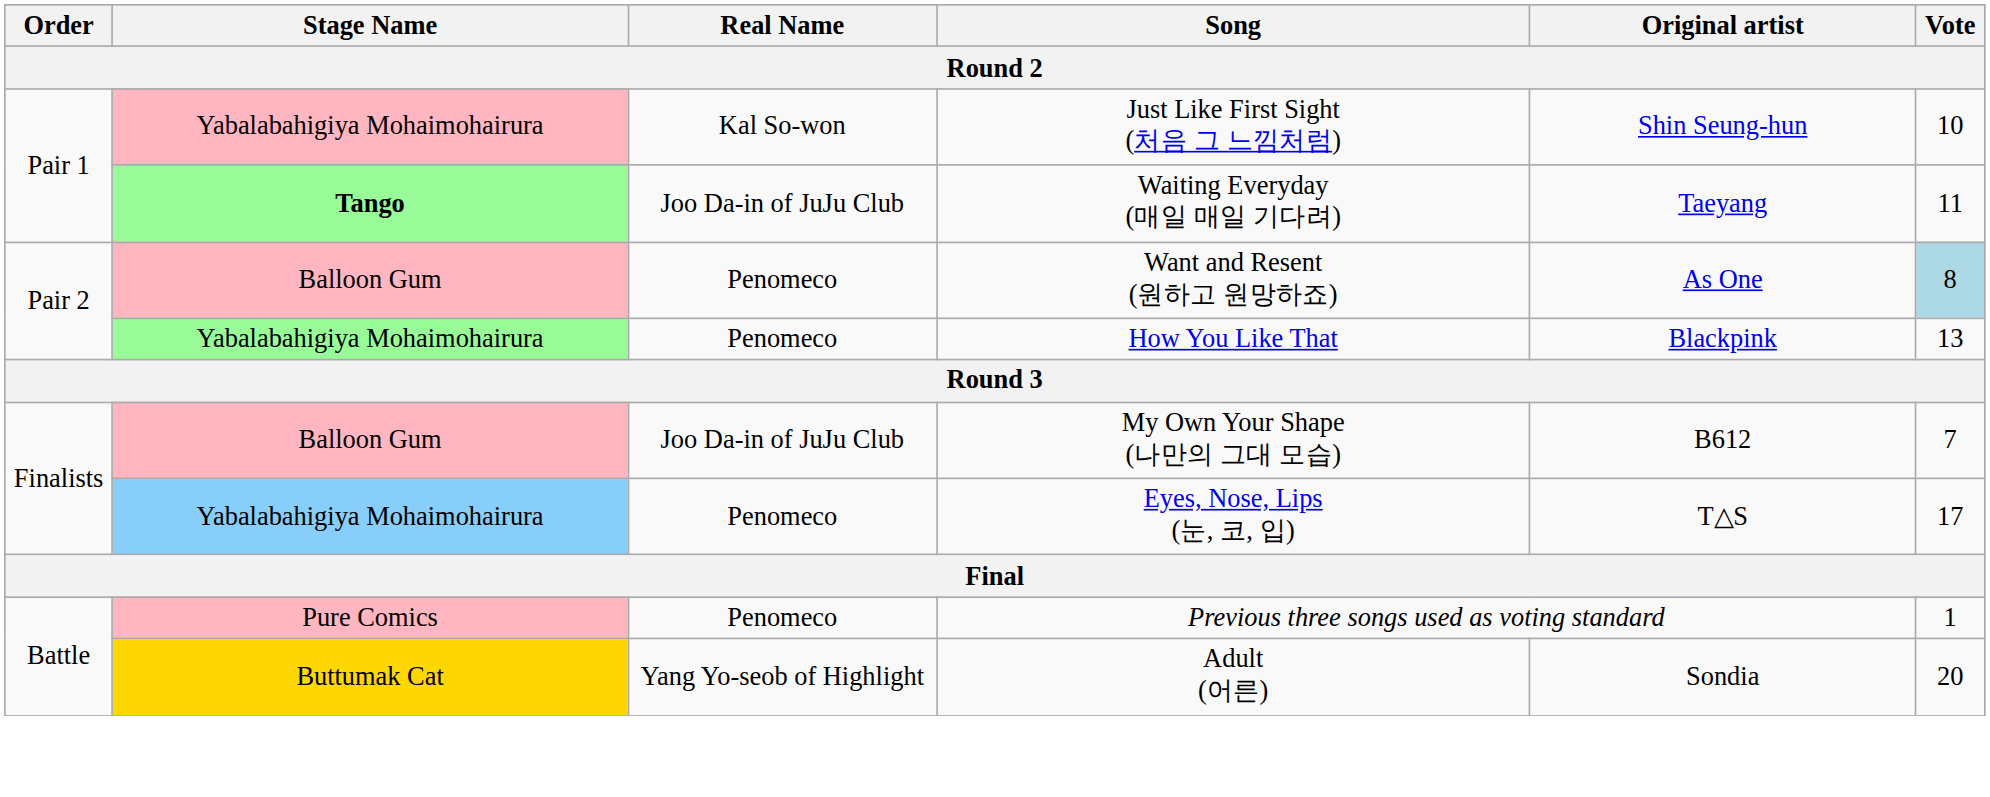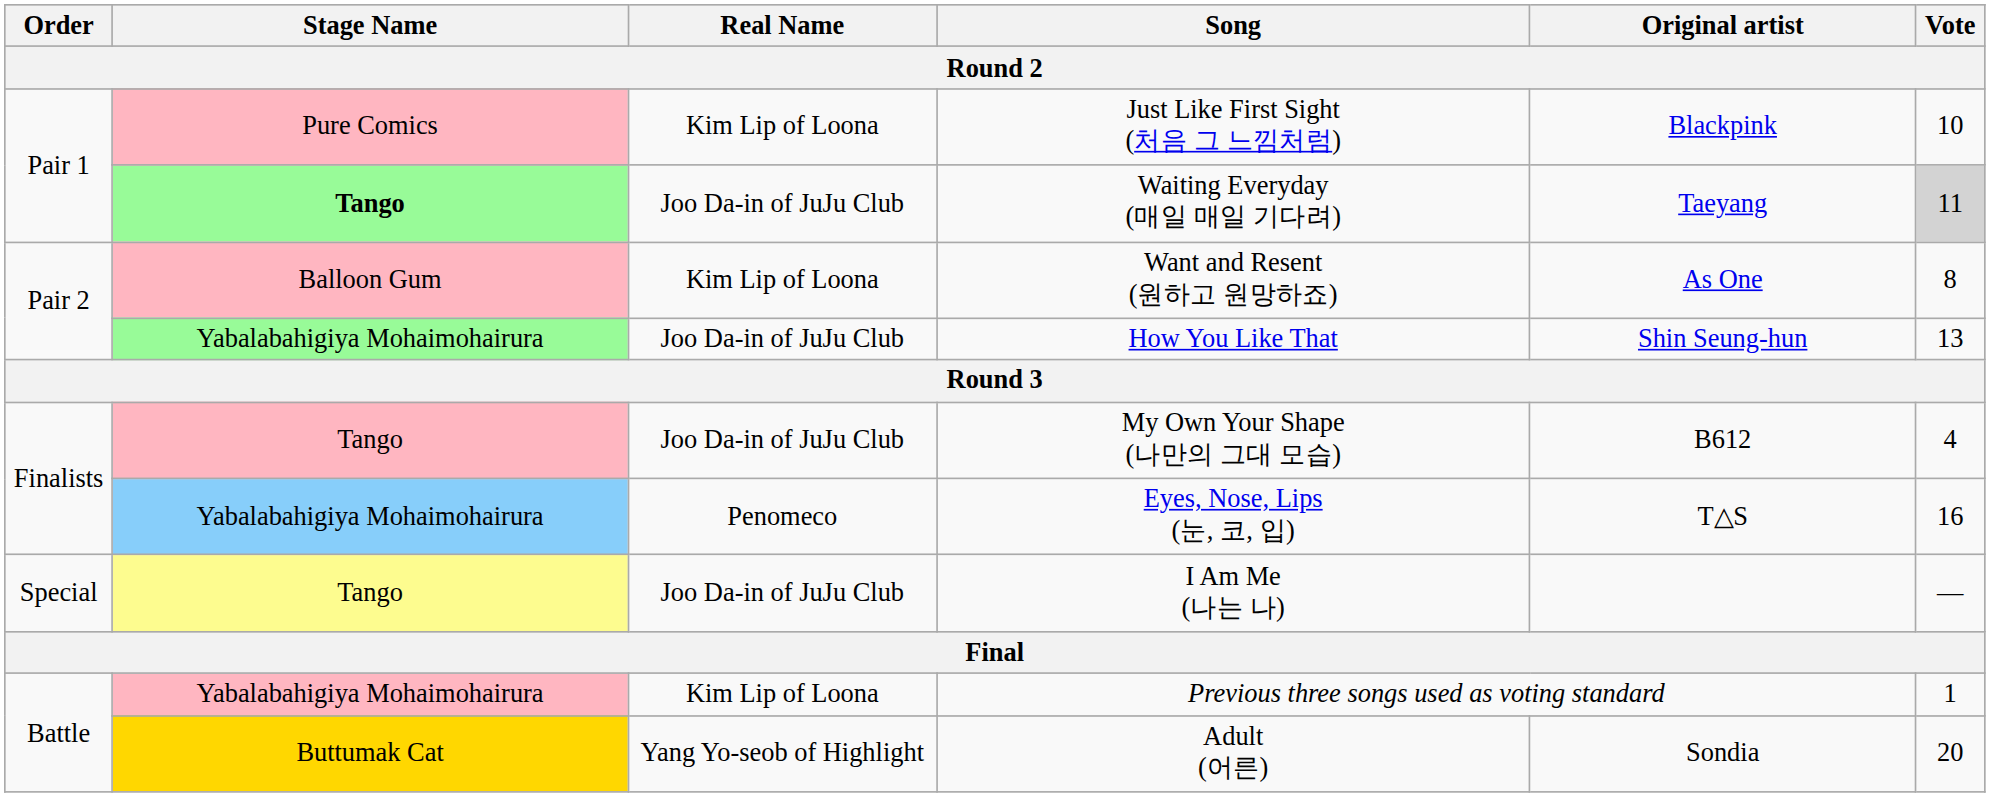(370, 126) Yabalabahigiya Mohaimohairura -> (370, 126) Pure Comics
(782, 126) Kal So-won -> (782, 126) Kim Lip of Loona
(1723, 126) Shin Seung-hun -> (1723, 126) Blackpink
(1950, 203) no background -> (1950, 203) lightgrey background
(782, 279) Penomeco -> (782, 279) Kim Lip of Loona
(1950, 279) lightblue background -> (1950, 279) no background
(782, 338) Penomeco -> (782, 338) Joo Da-in of JuJu Club
(1723, 338) Blackpink -> (1723, 338) Shin Seung-hun
(370, 439) Balloon Gum -> (370, 439) Tango
(1950, 439) 7 -> (1950, 439) 4
(1950, 516) 17 -> (1950, 516) 16
+ row: (1233, 591)
(370, 617) Pure Comics -> (370, 693) Yabalabahigiya Mohaimohairura
(782, 617) Penomeco -> (782, 693) Kim Lip of Loona
